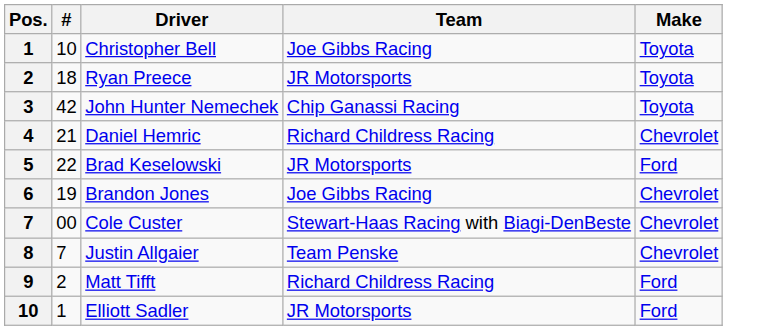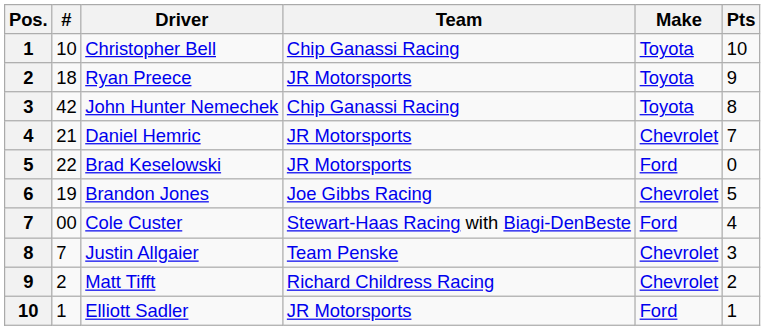+ column: (741, 19)
(359, 48) Joe Gibbs Racing -> (373, 48) Chip Ganassi Racing
(391, 136) Richard Childress Racing -> (349, 136) JR Motorsports
(679, 223) Chevrolet -> (659, 223) Ford
(659, 281) Ford -> (679, 281) Chevrolet
